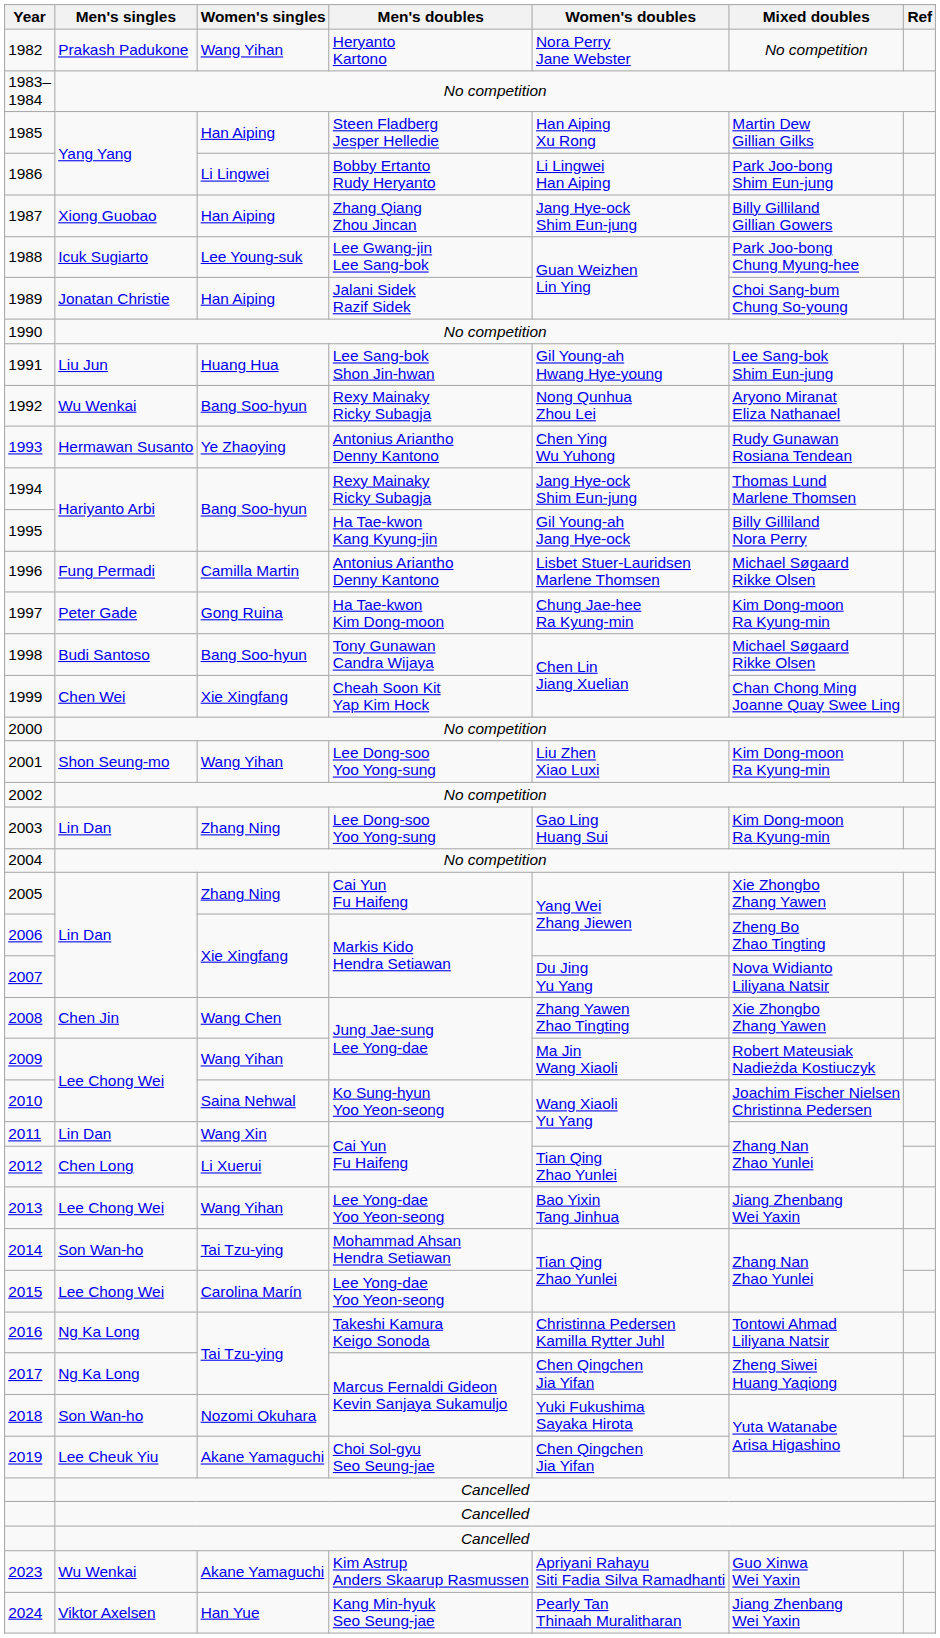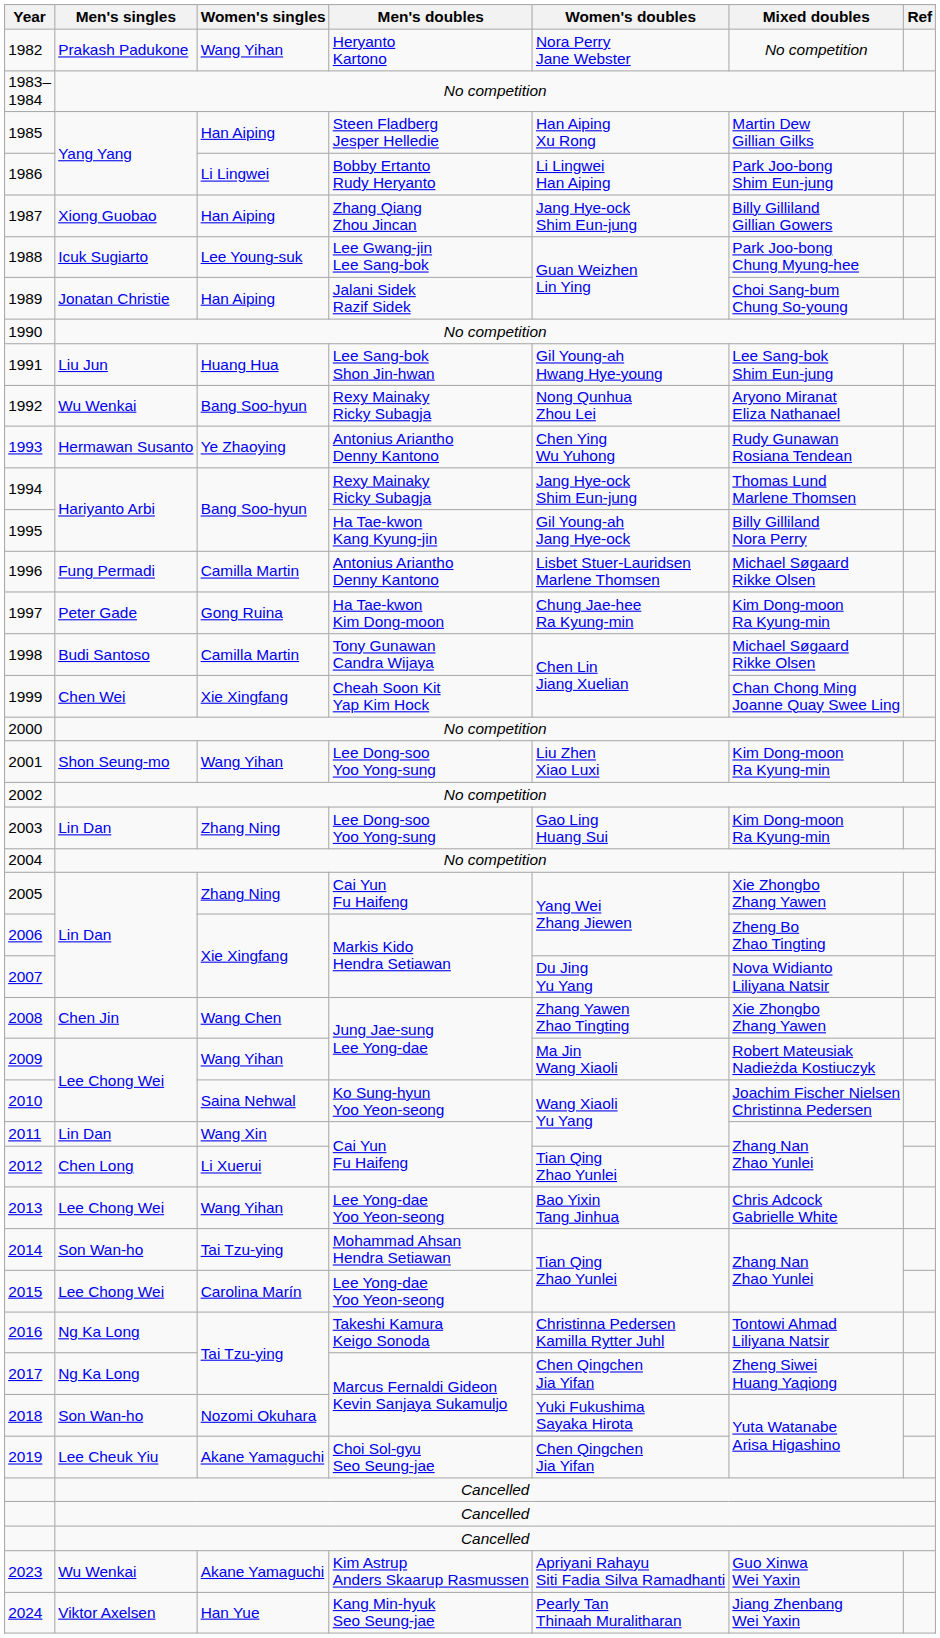(254, 655) Bang Soo-hyun -> (250, 655) Camilla Martin
(788, 1208) Jiang Zhenbang Wei Yaxin -> (785, 1208) Chris Adcock Gabrielle White
